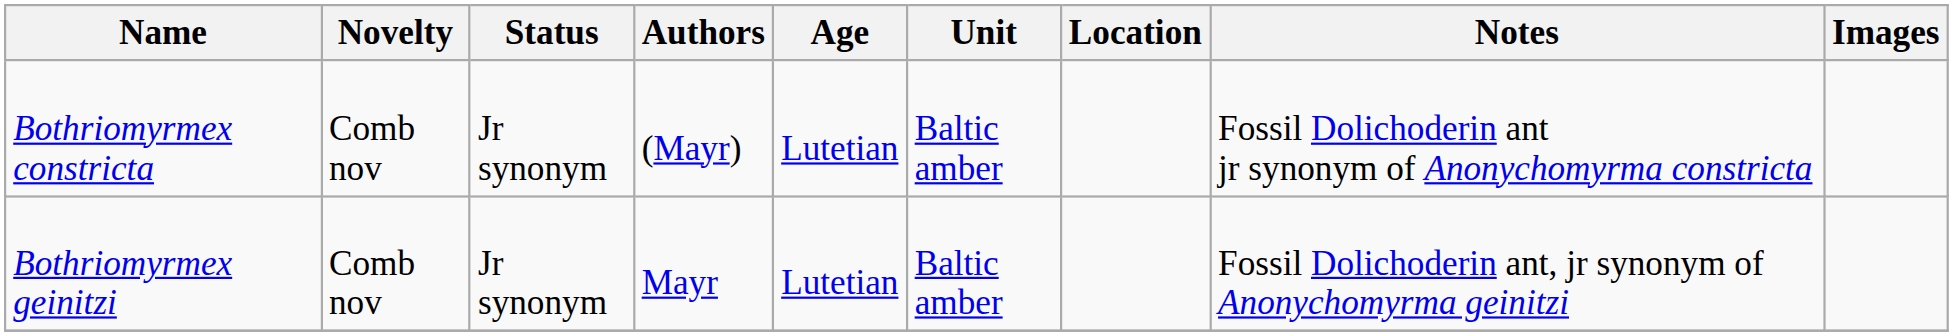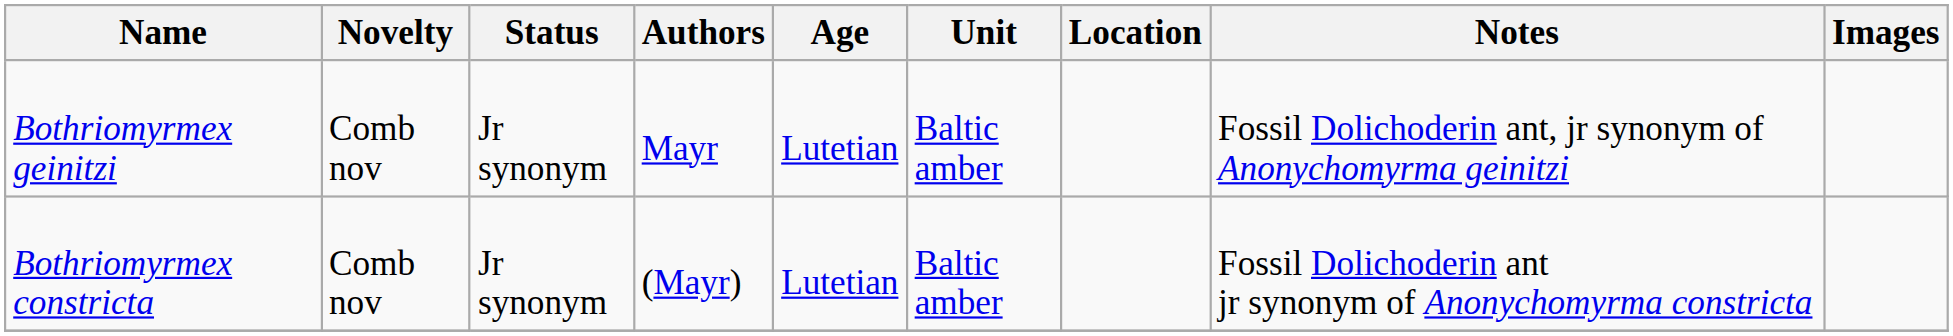rows swapped: (123, 147) <-> (123, 282)
